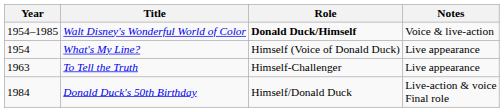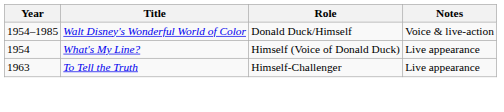(304, 31) bold -> (302, 31) normal
- row: (130, 91)
